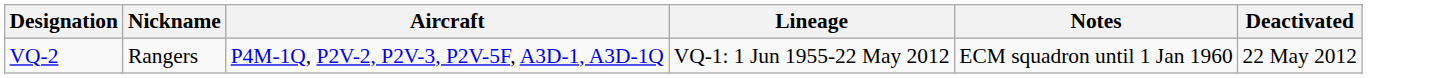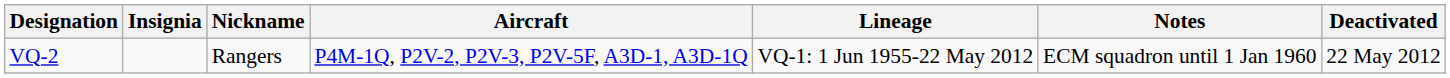+ column: (165, 21)
